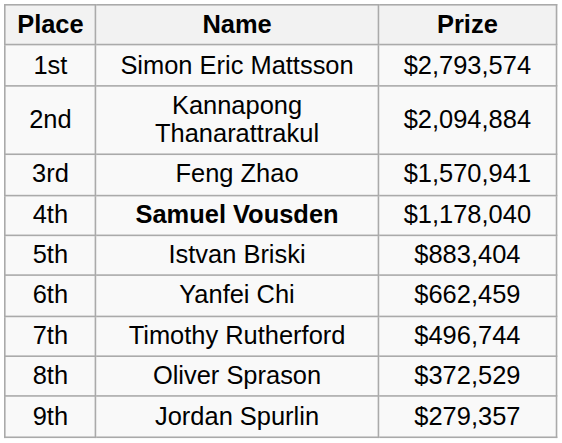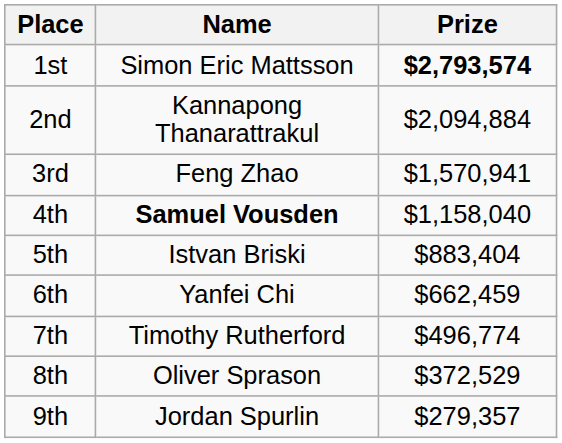(467, 65) normal -> (467, 65) bold
(467, 214) $1,178,040 -> (467, 214) $1,158,040
(467, 335) $496,744 -> (467, 335) $496,774
